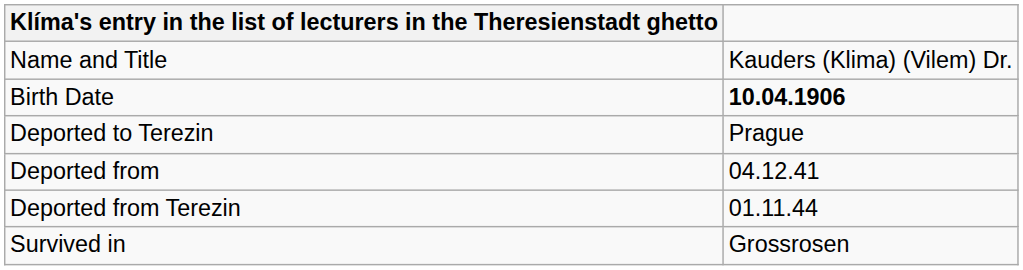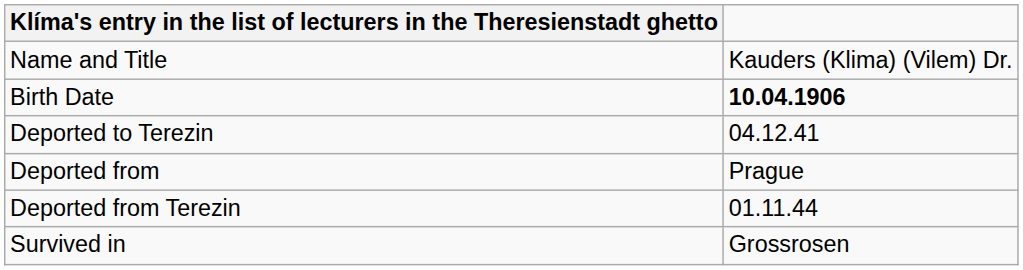(766, 134) Prague -> (774, 134) 04.12.41
(774, 171) 04.12.41 -> (766, 171) Prague
